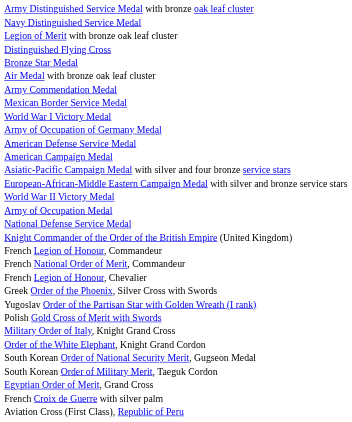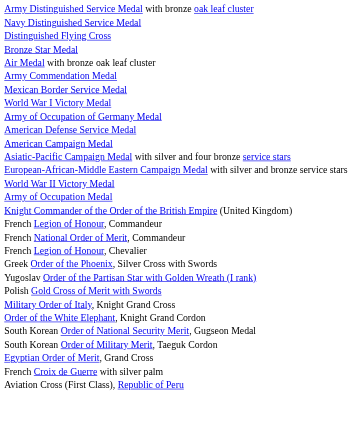- row: (91, 36)
- row: (68, 224)
